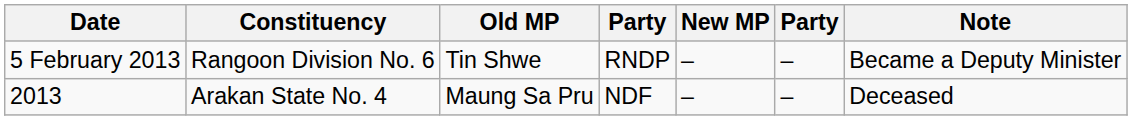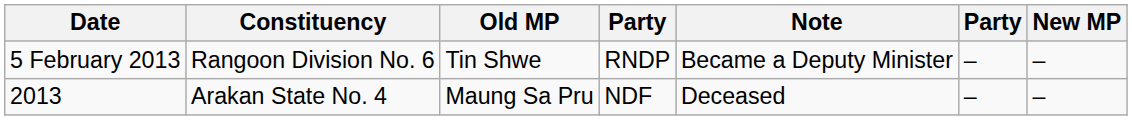columns swapped: (725, 22) <-> (985, 22)
